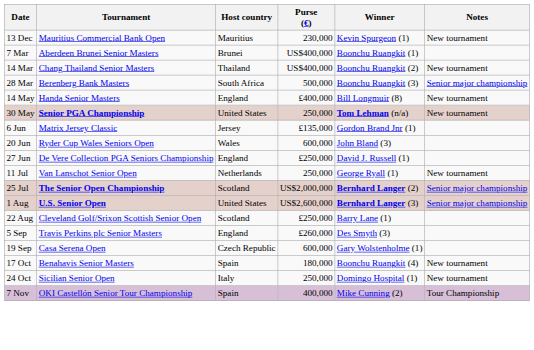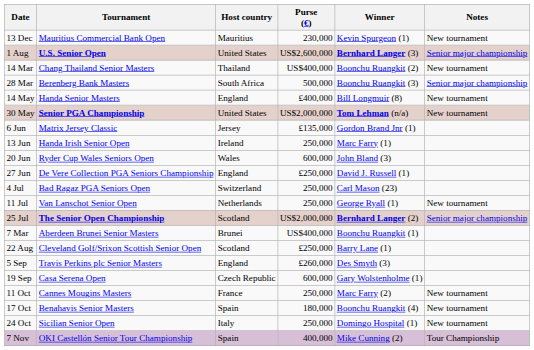rows swapped: (17, 53) <-> (17, 203)
(318, 113) 250,000 -> (306, 113) US$2,000,000
+ row: (18, 143)
+ row: (15, 188)
+ row: (19, 293)
